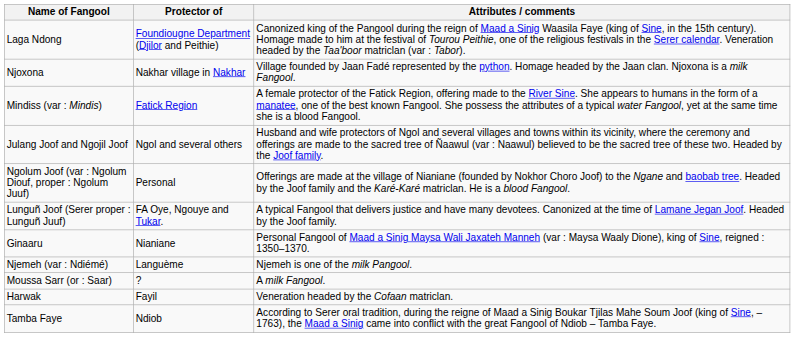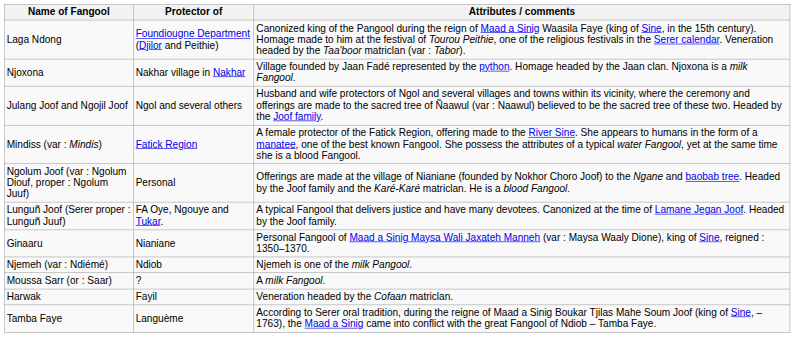rows swapped: (54, 105) <-> (67, 144)
(159, 265) Languème -> (149, 265) Ndiob
(149, 318) Ndiob -> (159, 318) Languème
